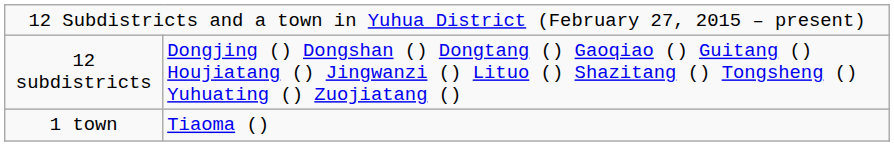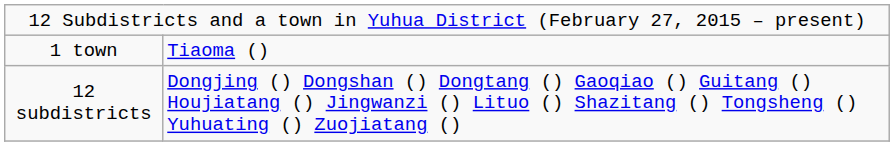rows swapped: (84, 73) <-> (84, 125)
